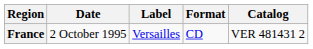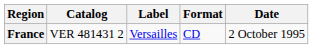columns swapped: (88, 14) <-> (268, 14)
